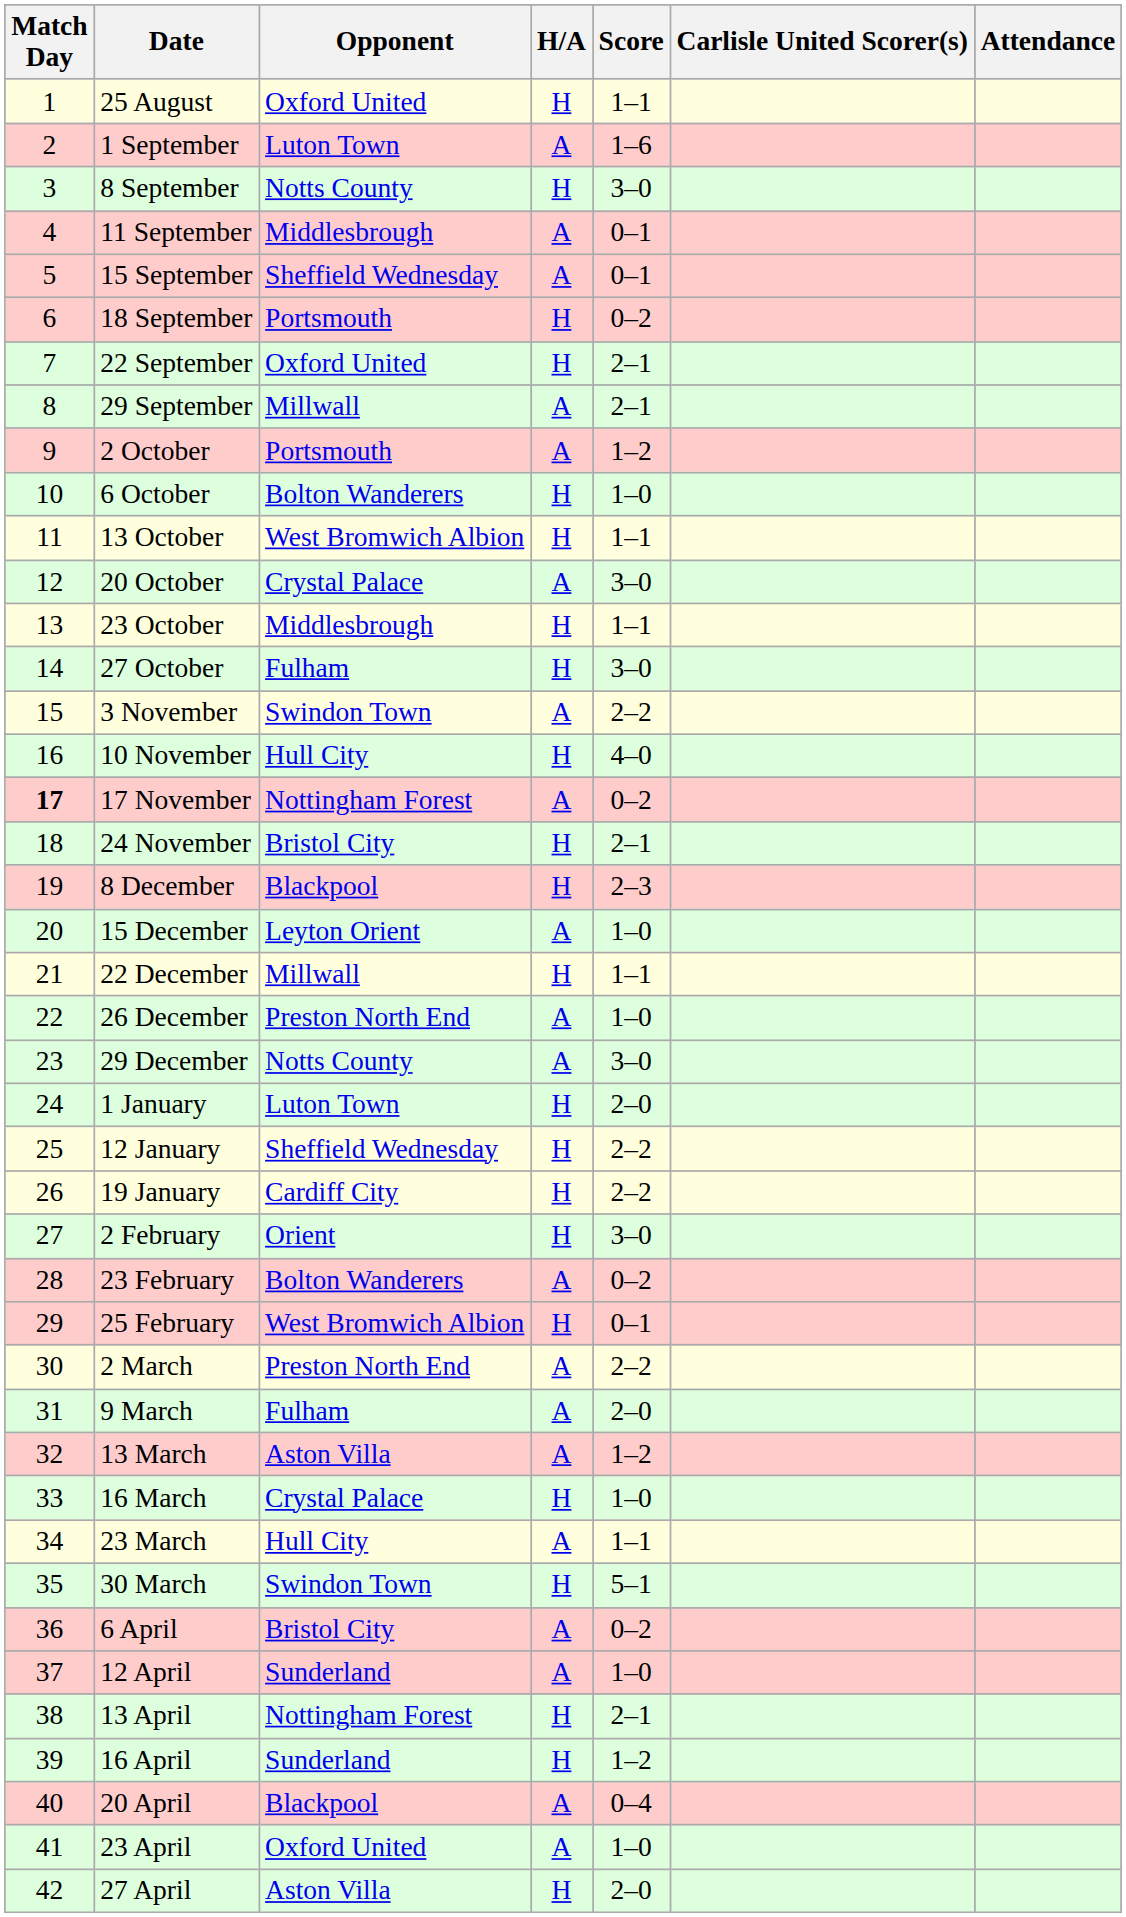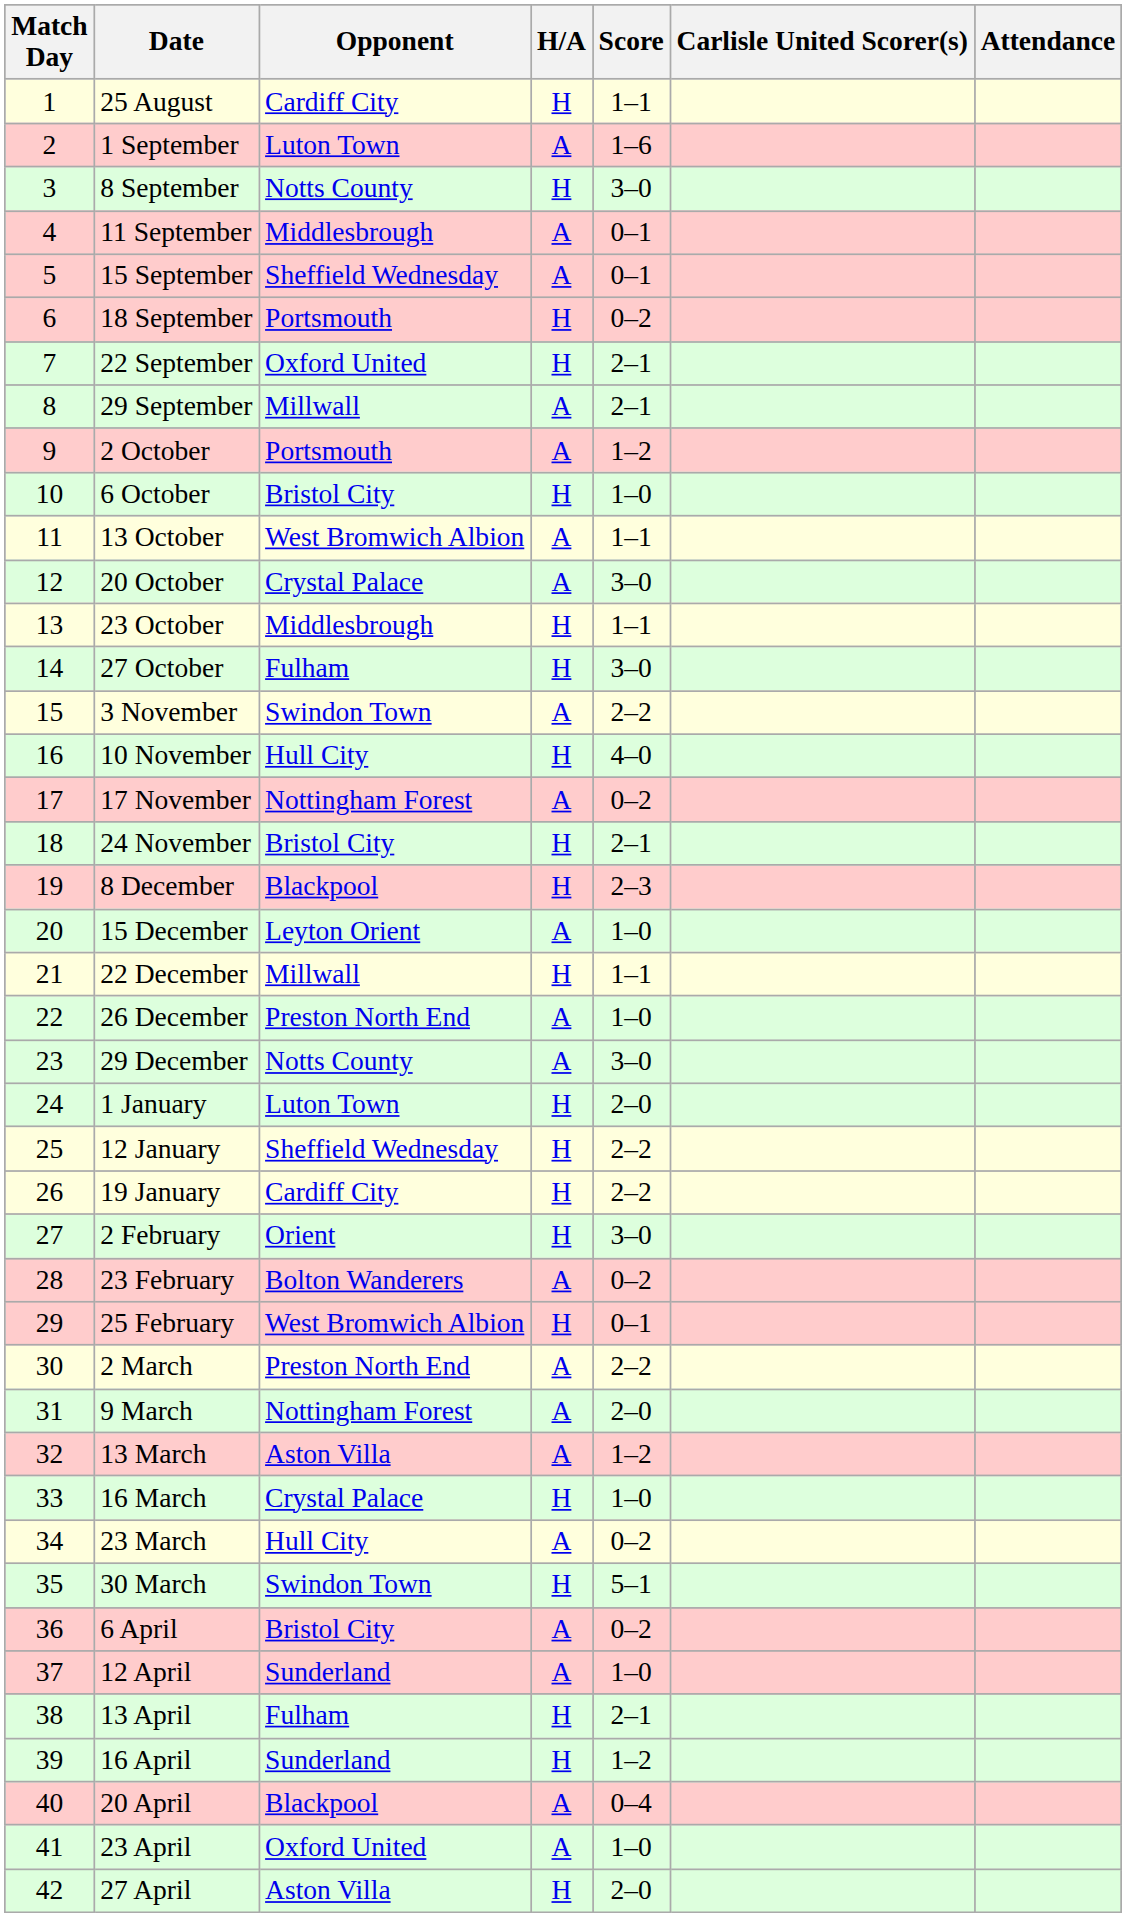(346, 100) Oxford United -> (332, 100) Cardiff City
(364, 493) Bolton Wanderers -> (330, 493) Bristol City
(561, 537) H -> (561, 537) A
(49, 799) bold -> (49, 799) normal
(307, 1410) Fulham -> (369, 1410) Nottingham Forest
(631, 1541) 1–1 -> (631, 1541) 0–2
(369, 1715) Nottingham Forest -> (307, 1715) Fulham
